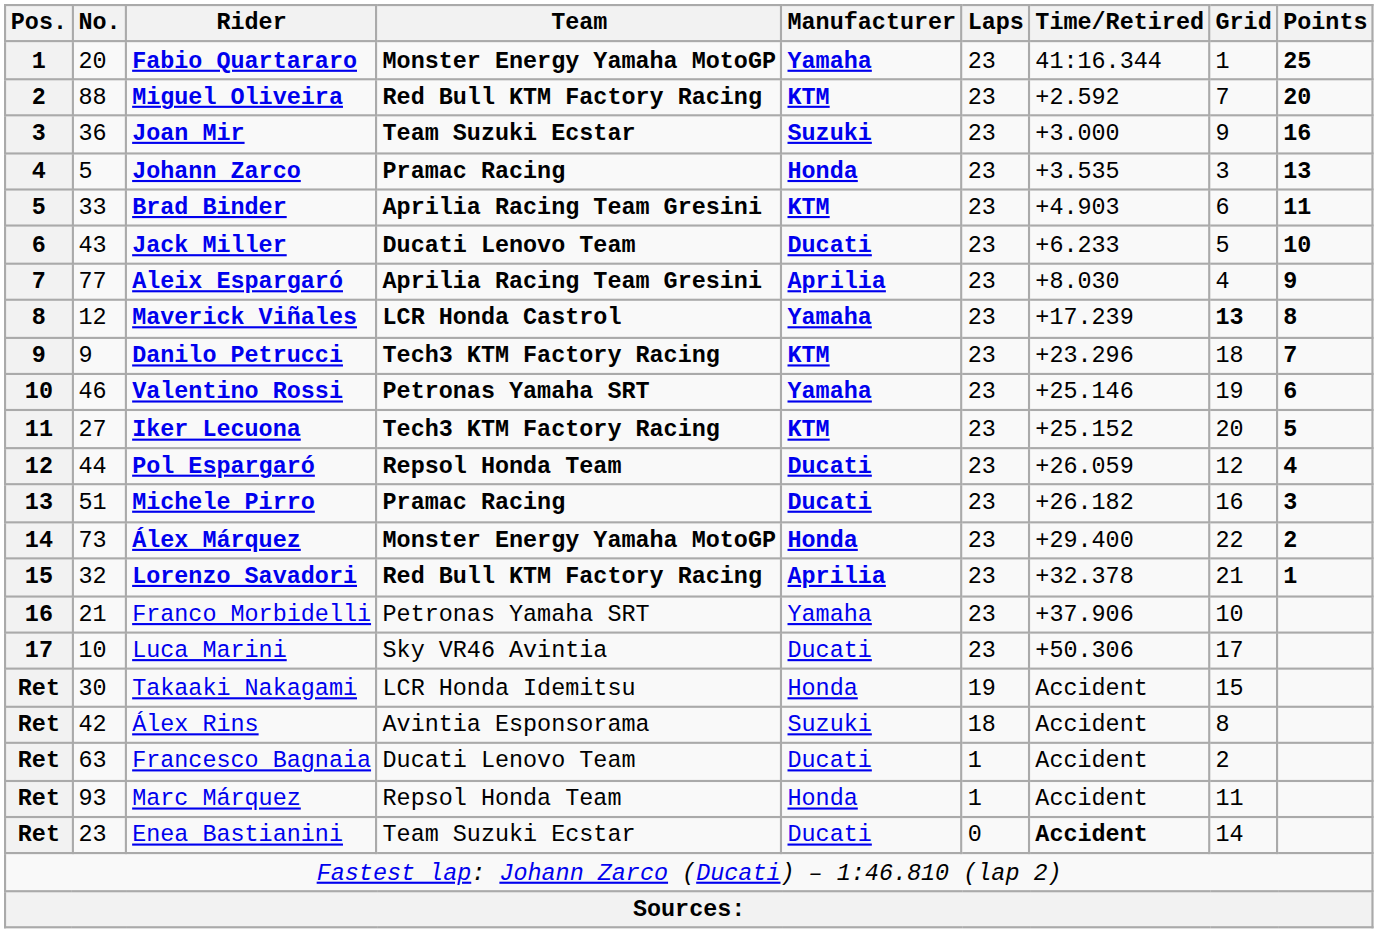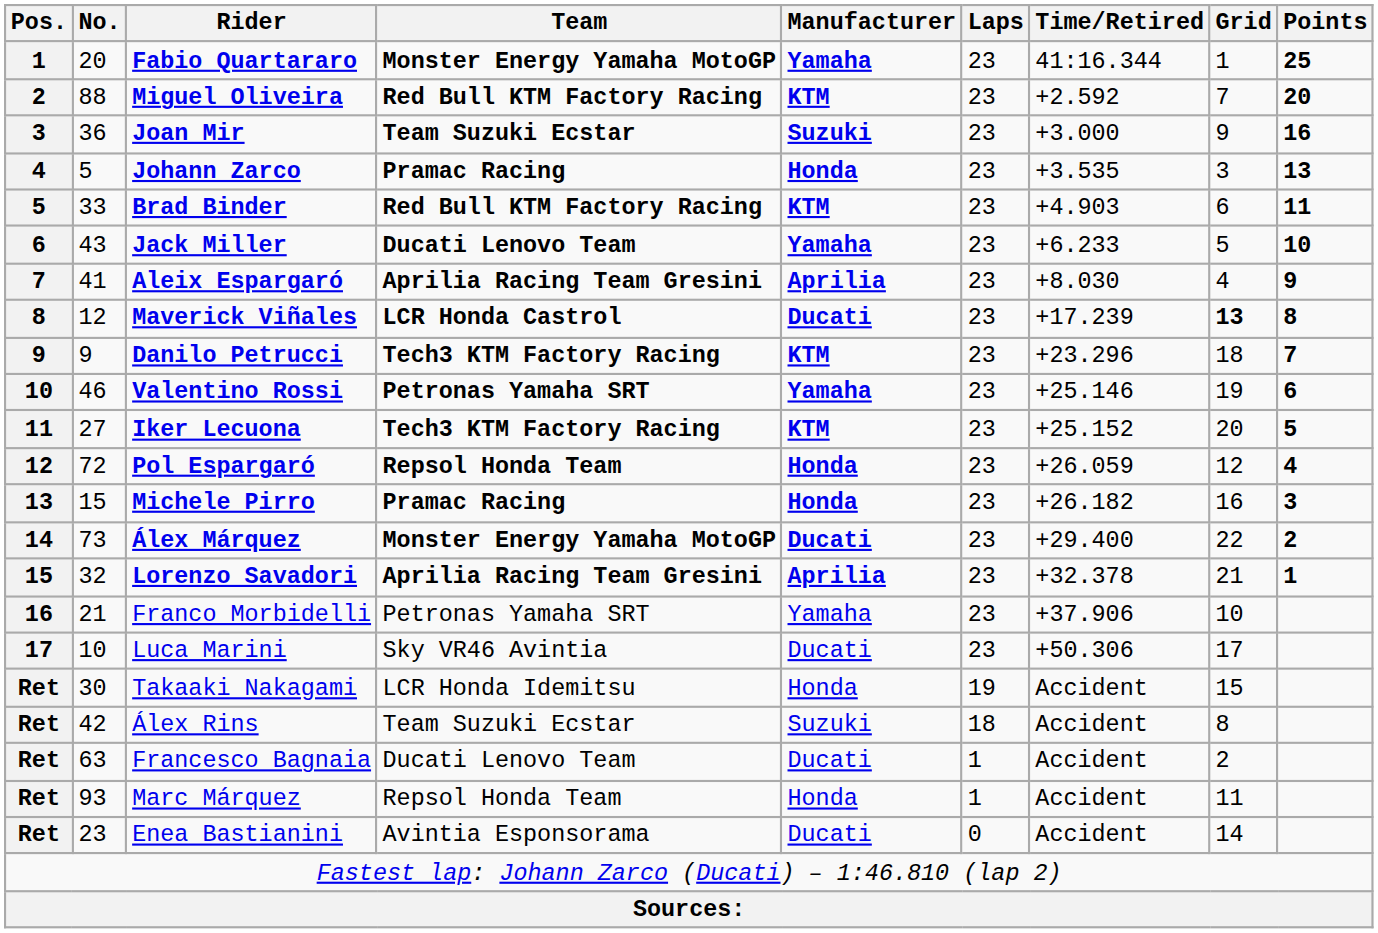(572, 208) Aprilia Racing Team Gresini -> (572, 208) Red Bull KTM Factory Racing
(830, 245) Ducati -> (830, 245) Yamaha
(93, 282) 77 -> (93, 282) 41
(830, 319) Yamaha -> (830, 319) Ducati
(93, 466) 44 -> (93, 466) 72
(830, 466) Ducati -> (823, 466) Honda
(93, 503) 51 -> (93, 503) 15
(830, 503) Ducati -> (823, 503) Honda
(823, 540) Honda -> (830, 540) Ducati
(572, 577) Red Bull KTM Factory Racing -> (572, 577) Aprilia Racing Team Gresini
(516, 725) Avintia Esponsorama -> (509, 725) Team Suzuki Ecstar
(509, 835) Team Suzuki Ecstar -> (516, 835) Avintia Esponsorama
(1092, 835) bold -> (1092, 835) normal
